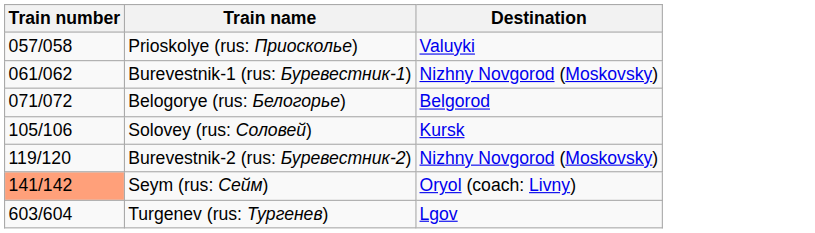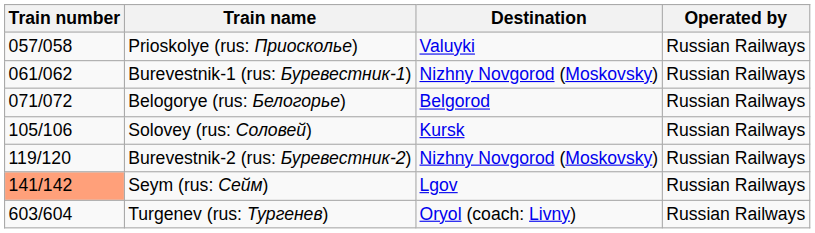+ column: (736, 18)
(498, 185) Oryol (coach: Livny) -> (439, 185) Lgov
(439, 213) Lgov -> (498, 213) Oryol (coach: Livny)
